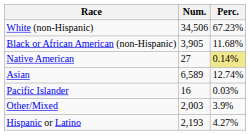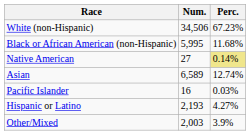(192, 43) 3,905 -> (192, 43) 5,995
rows swapped: (32, 106) <-> (44, 122)
